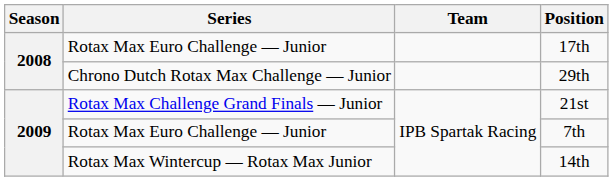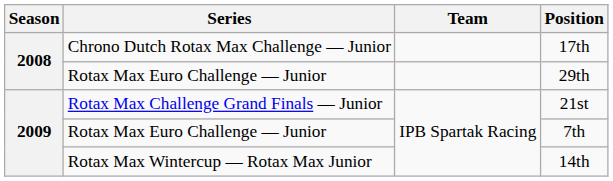(197, 46) Rotax Max Euro Challenge — Junior -> (229, 46) Chrono Dutch Rotax Max Challenge — Junior
(229, 75) Chrono Dutch Rotax Max Challenge — Junior -> (197, 75) Rotax Max Euro Challenge — Junior
